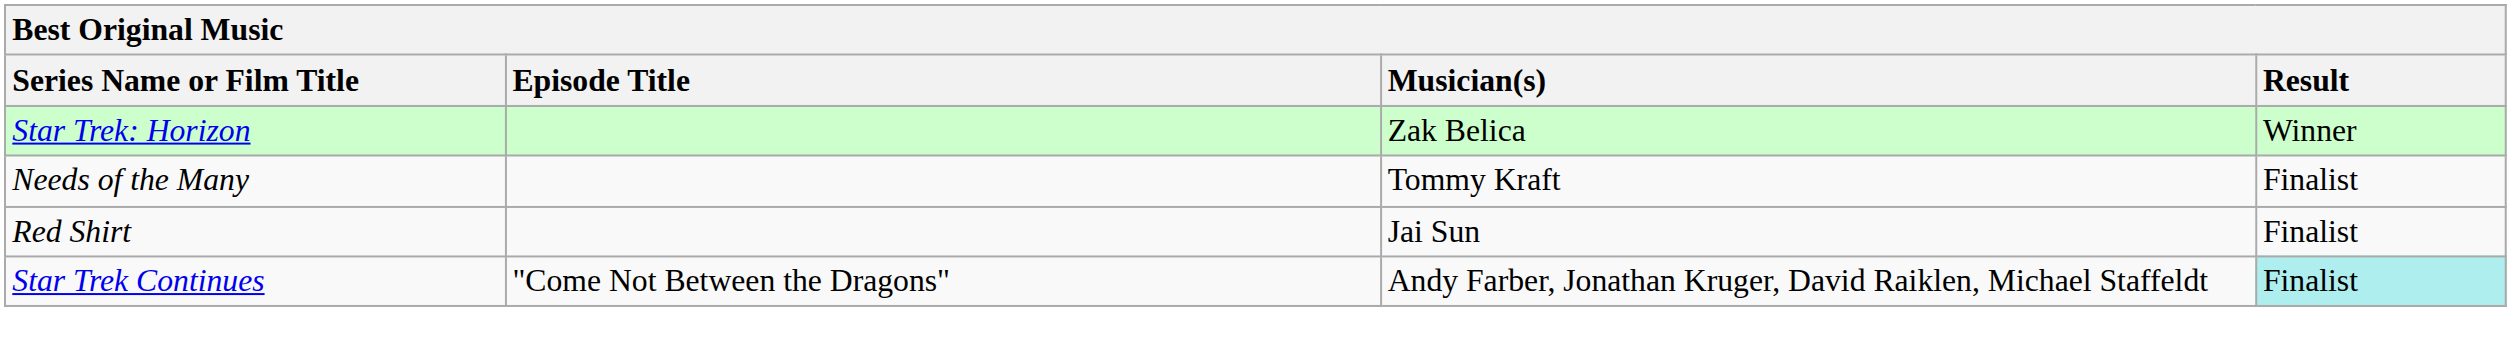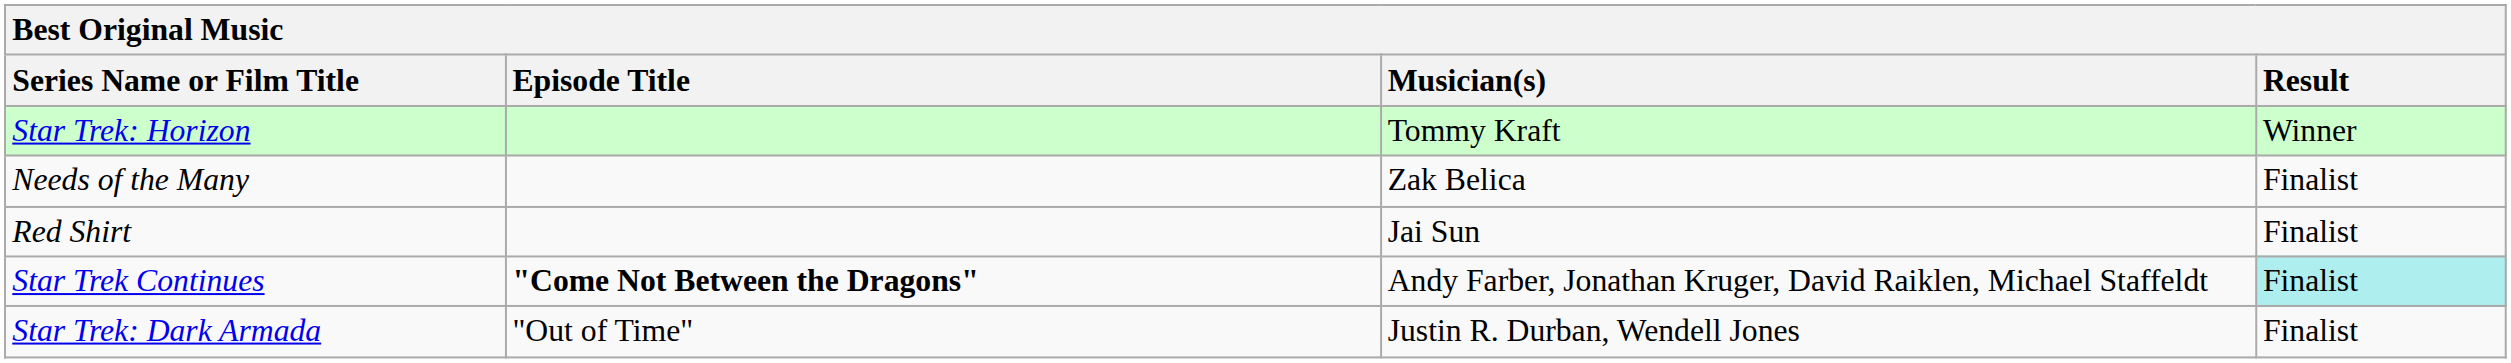(1457, 130) Zak Belica -> (1474, 130) Tommy Kraft
(1474, 180) Tommy Kraft -> (1457, 180) Zak Belica
(731, 280) normal -> (746, 280) bold
+ row: (167, 331)
